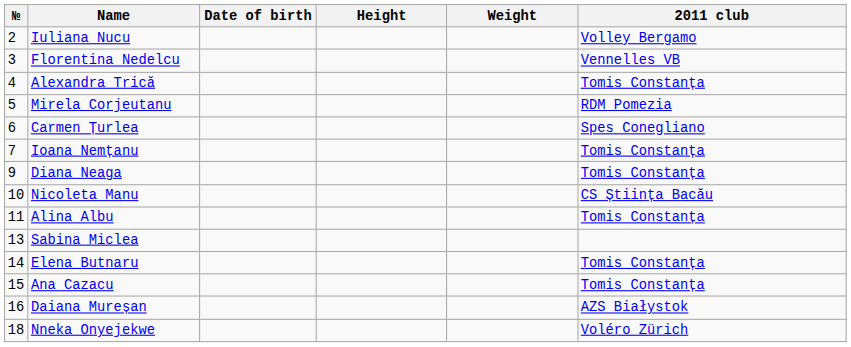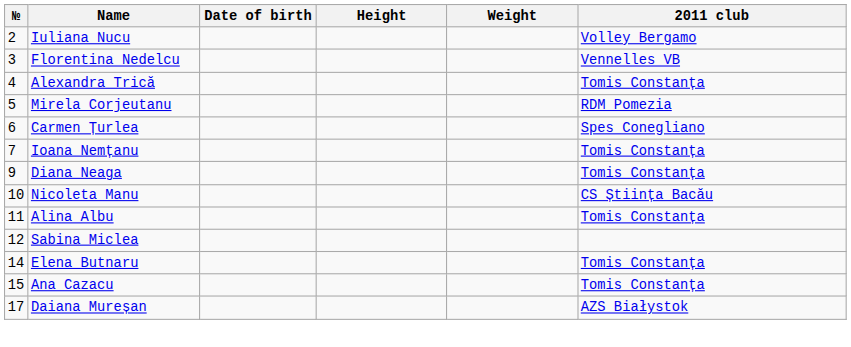(16, 240) 13 -> (16, 240) 12
(16, 308) 16 -> (16, 308) 17
- row: (93, 330)
